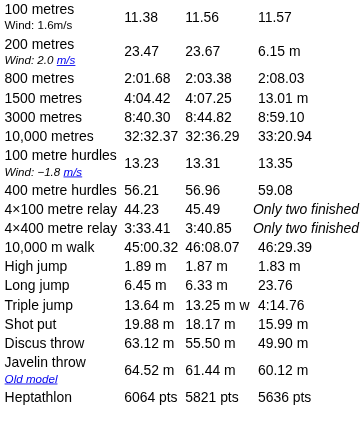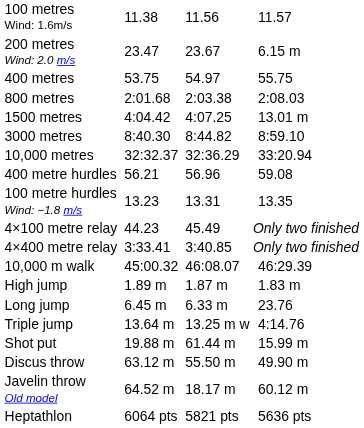+ row: (39, 79)
rows swapped: (61, 163) <-> (61, 190)
(210, 324) 18.17 m -> (210, 343) 61.44 m
(210, 370) 61.44 m -> (210, 389) 18.17 m
